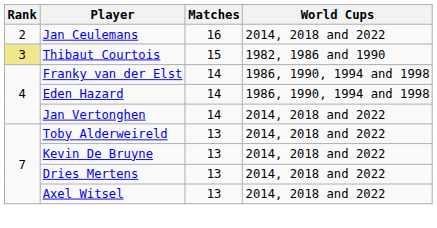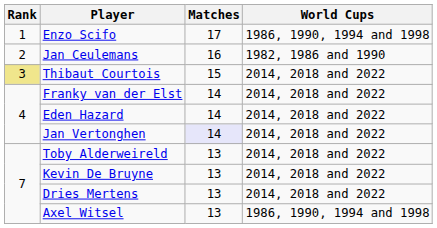+ row: (79, 34)
(315, 34) 2014, 2018 and 2022 -> (315, 54) 1982, 1986 and 1990
(315, 54) 1982, 1986 and 1990 -> (315, 74) 2014, 2018 and 2022
(338, 74) 1986, 1990, 1994 and 1998 -> (315, 94) 2014, 2018 and 2022
(338, 94) 1986, 1990, 1994 and 1998 -> (315, 114) 2014, 2018 and 2022
(214, 114) no background -> (214, 134) lavender background
(315, 194) 2014, 2018 and 2022 -> (338, 214) 1986, 1990, 1994 and 1998
